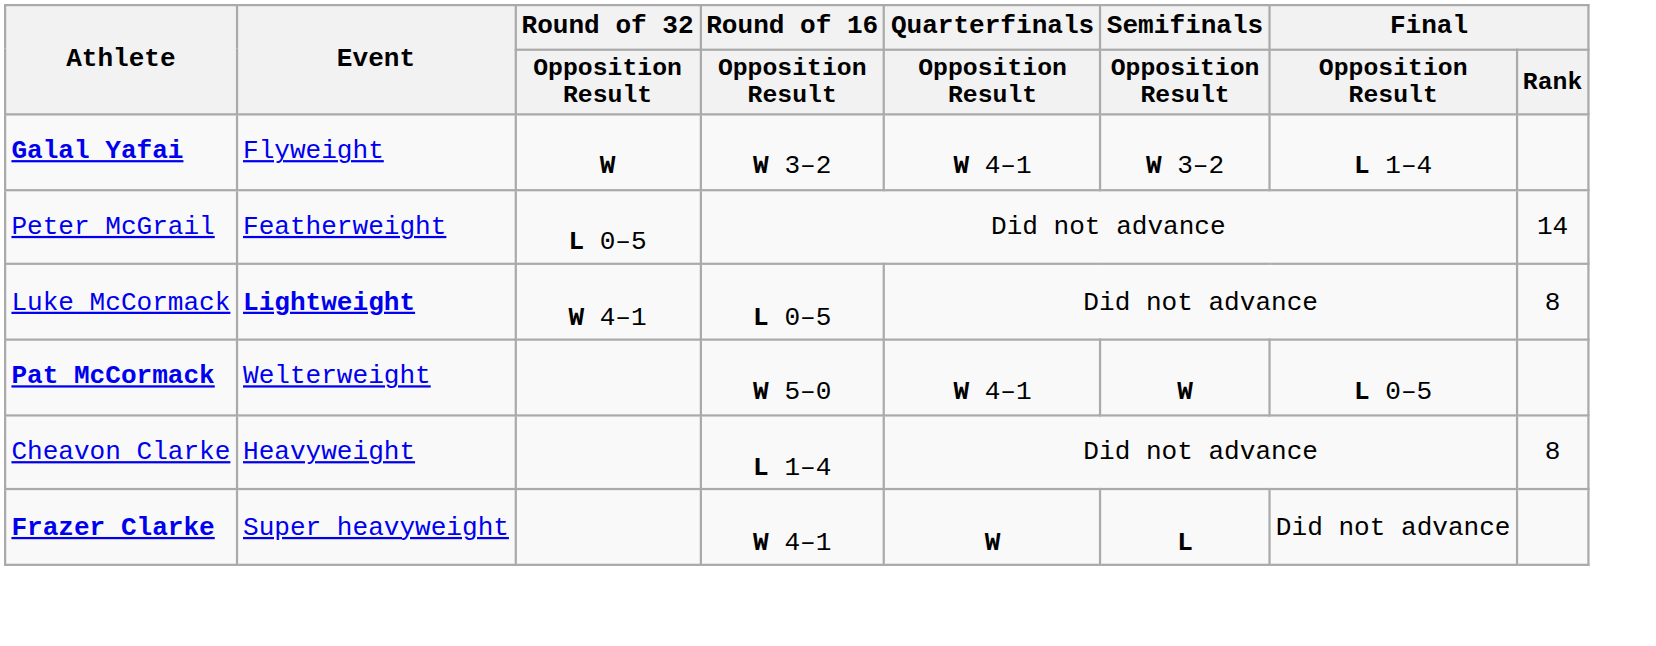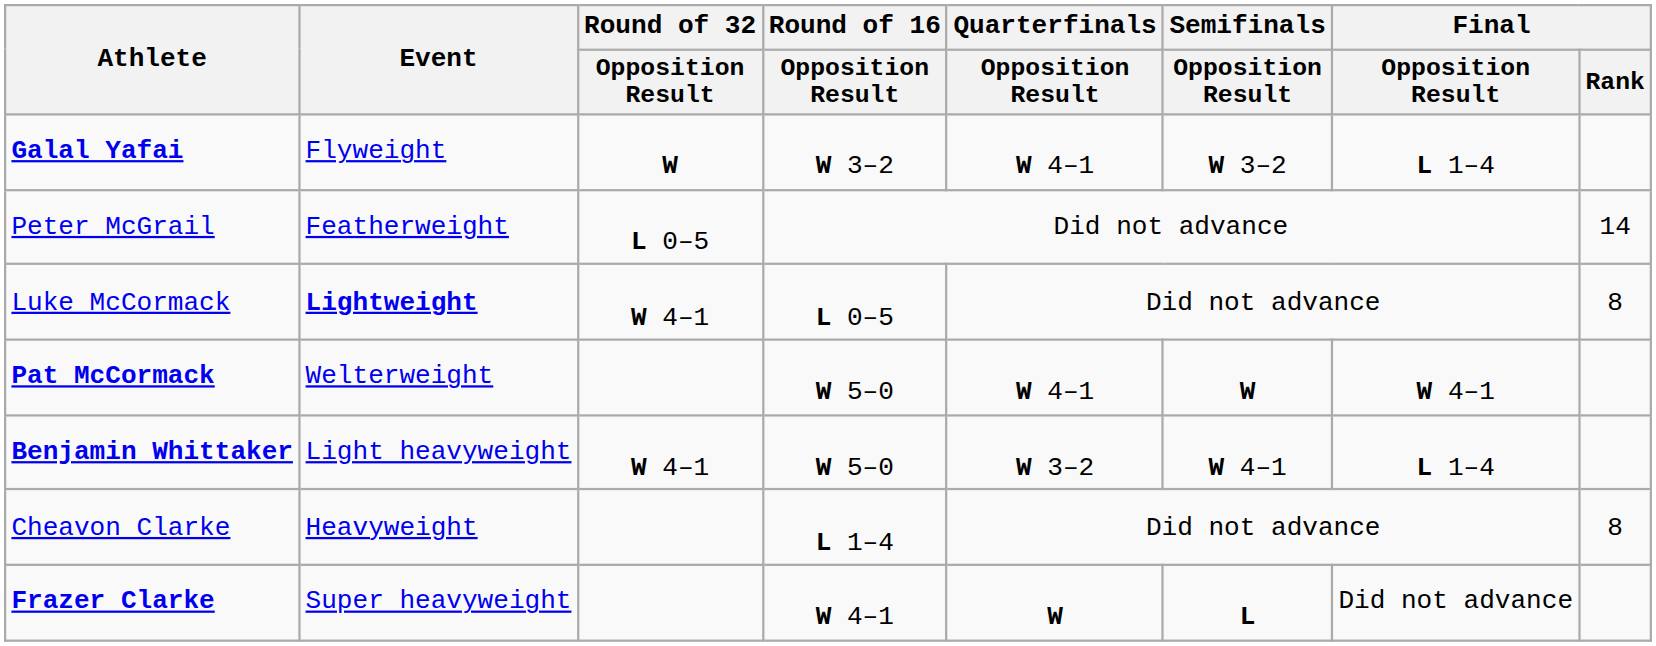(1393, 393) L 0–5 -> (1456, 393) W 4–1
+ row: (152, 452)
